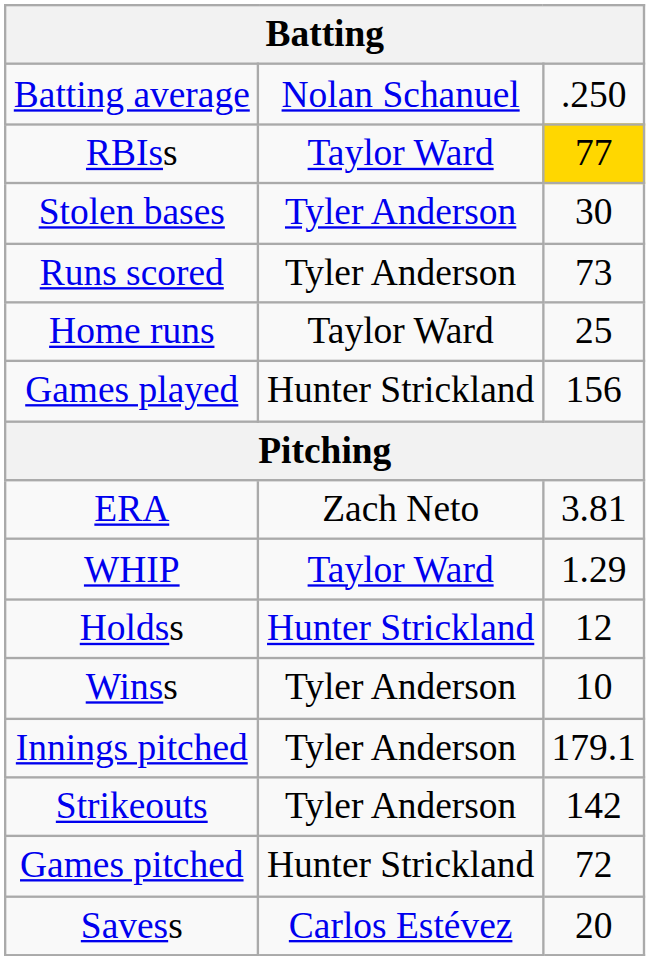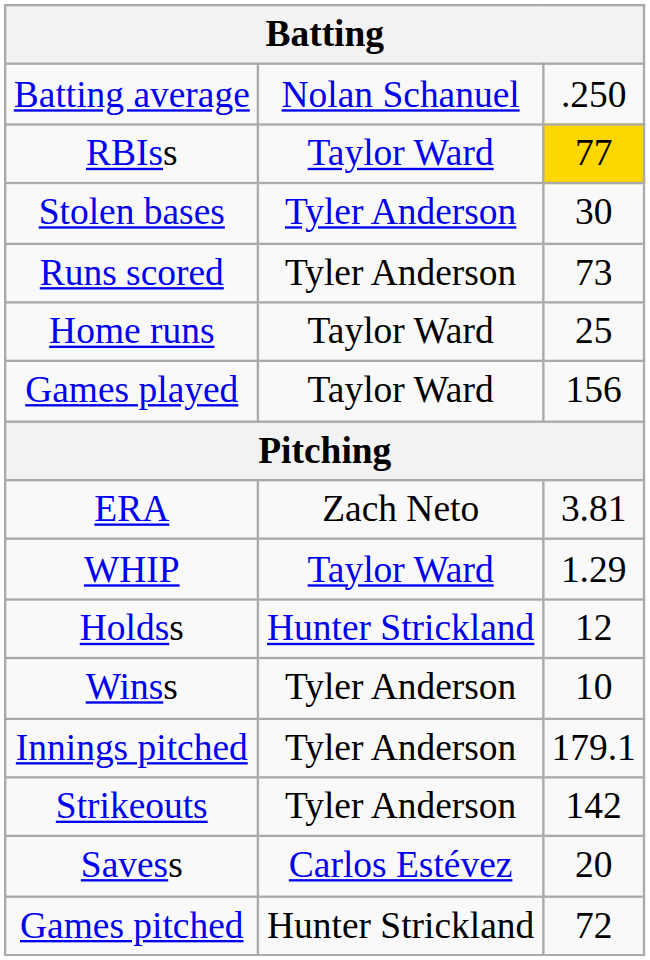(401, 390) Hunter Strickland -> (401, 390) Taylor Ward
rows swapped: (132, 924) <-> (132, 865)
